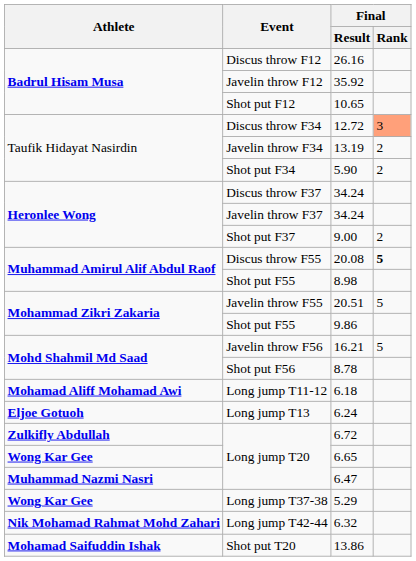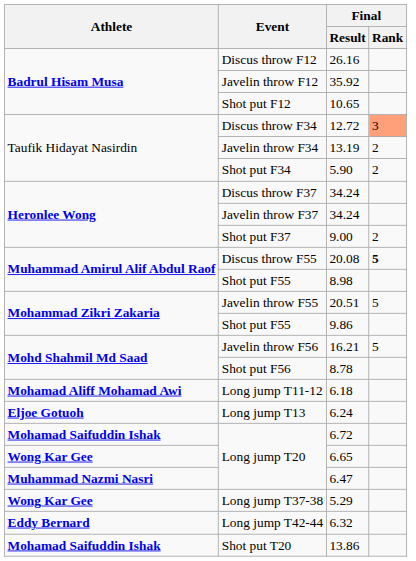(59, 434) Zulkifly Abdullah -> (84, 434) Mohamad Saifuddin Ishak
(114, 522) Nik Mohamad Rahmat Mohd Zahari -> (49, 522) Eddy Bernard
